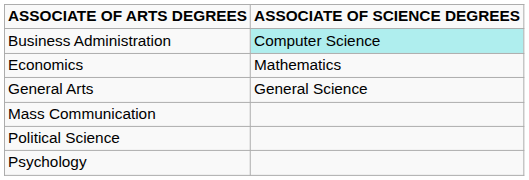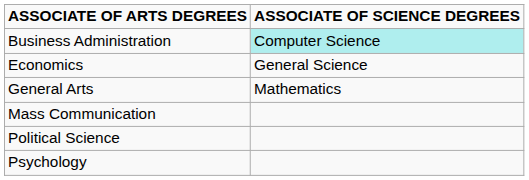(298, 65) Mathematics -> (311, 65) General Science
(311, 89) General Science -> (298, 89) Mathematics
